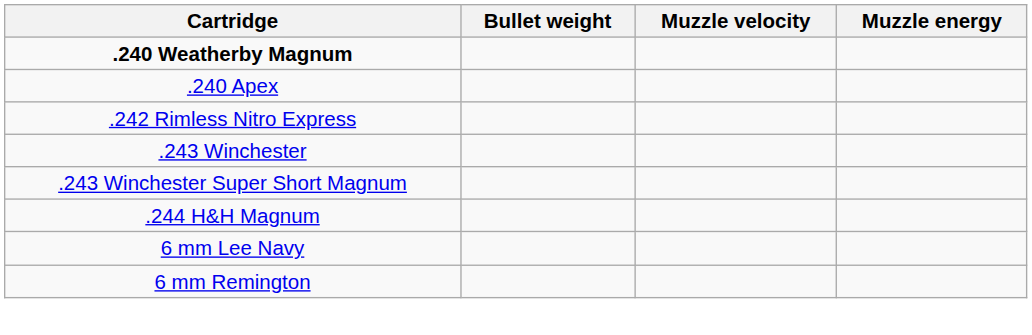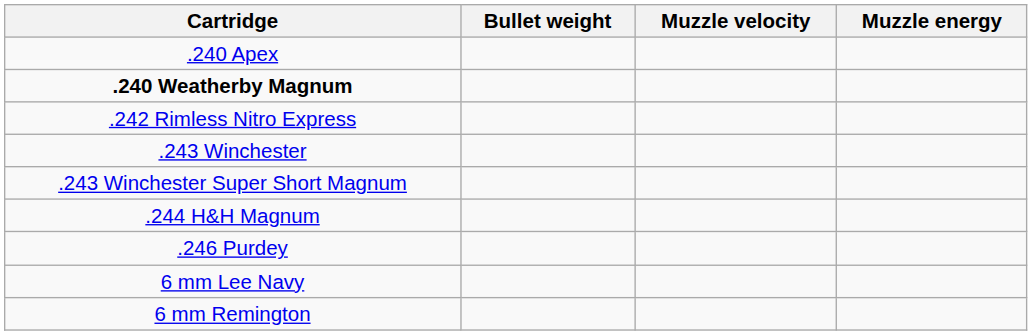rows swapped: (233, 54) <-> (233, 86)
+ row: (233, 248)
